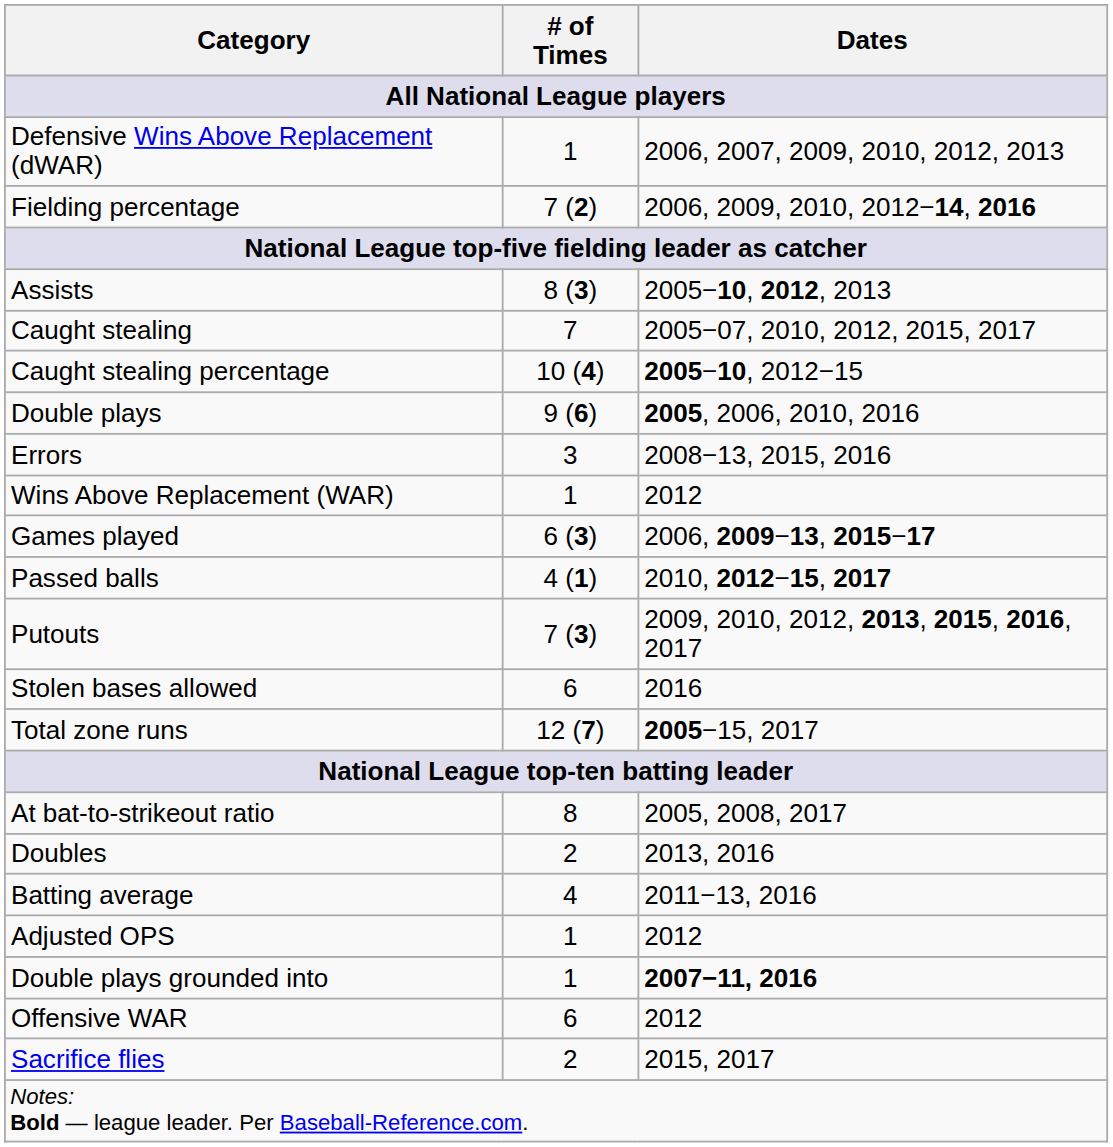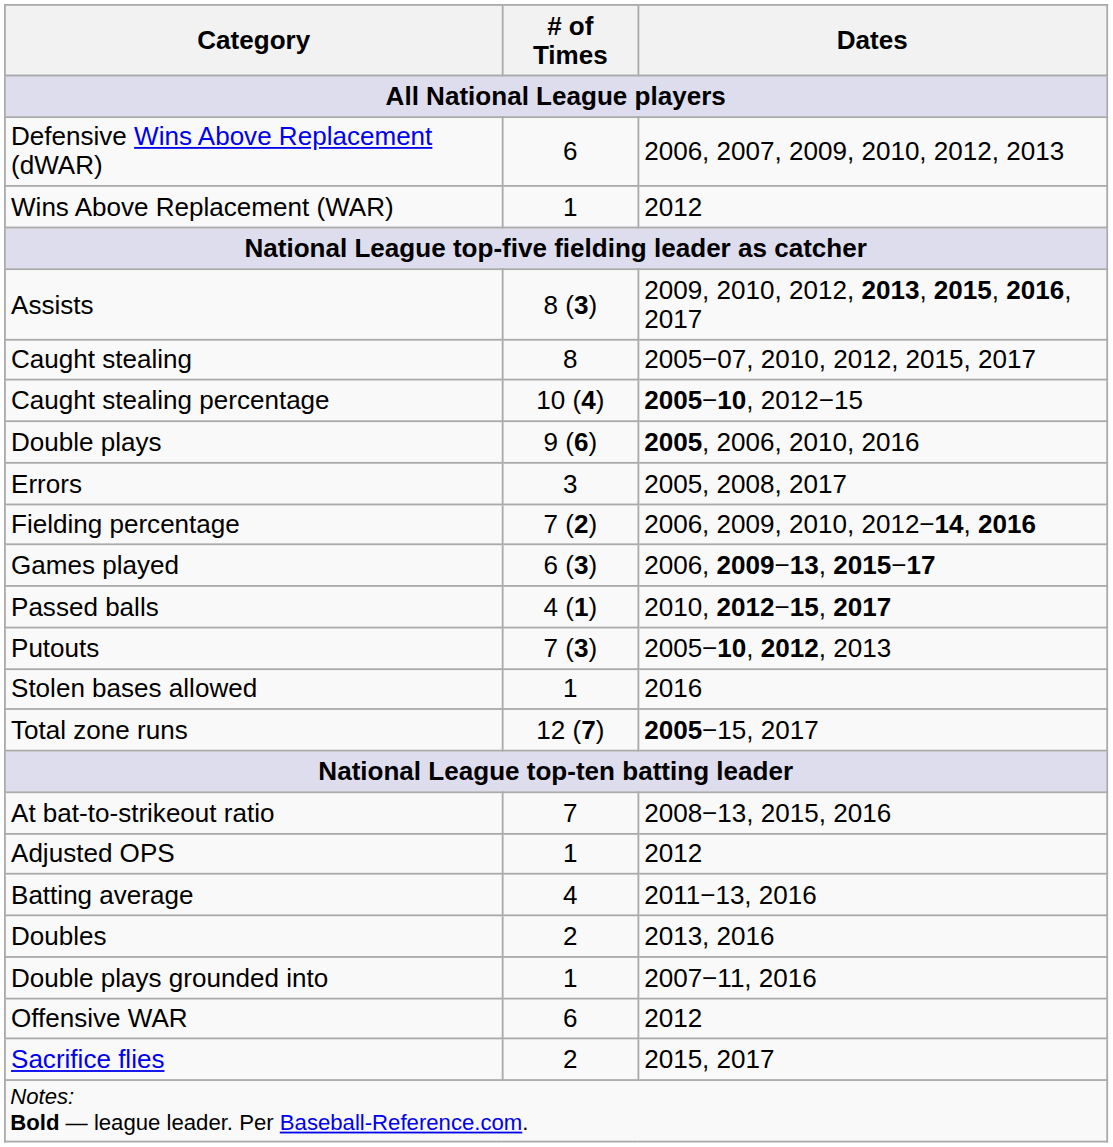(570, 152) 1 -> (570, 152) 6
rows swapped: (202, 496) <-> (125, 207)
(768, 290) 2005−10, 2012, 2013 -> (858, 304) 2009, 2010, 2012, 2013, 2015, 2016, 2017
(570, 331) 7 -> (570, 360) 8
(768, 454) 2008−13, 2015, 2016 -> (746, 483) 2005, 2008, 2017
(858, 634) 2009, 2010, 2012, 2013, 2015, 2016, 2017 -> (768, 648) 2005−10, 2012, 2013
(570, 689) 6 -> (570, 689) 1
(570, 813) 8 -> (570, 813) 7
(746, 813) 2005, 2008, 2017 -> (768, 813) 2008−13, 2015, 2016
rows swapped: (93, 936) <-> (59, 854)
(731, 977) bold -> (730, 977) normal
